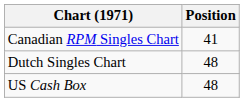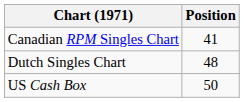(211, 85) 48 -> (211, 85) 50
